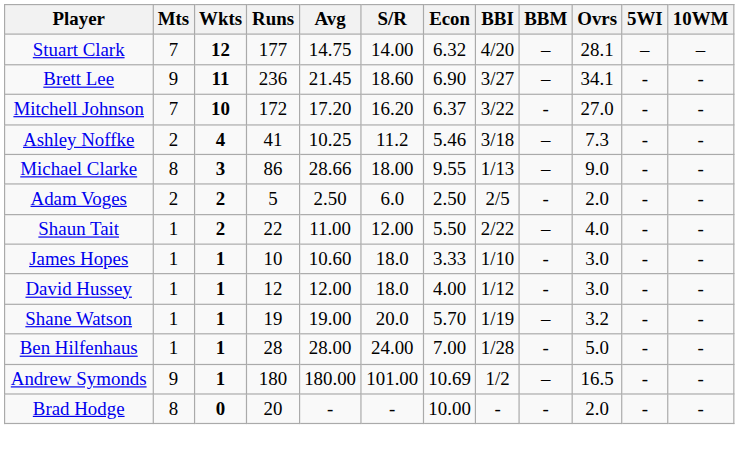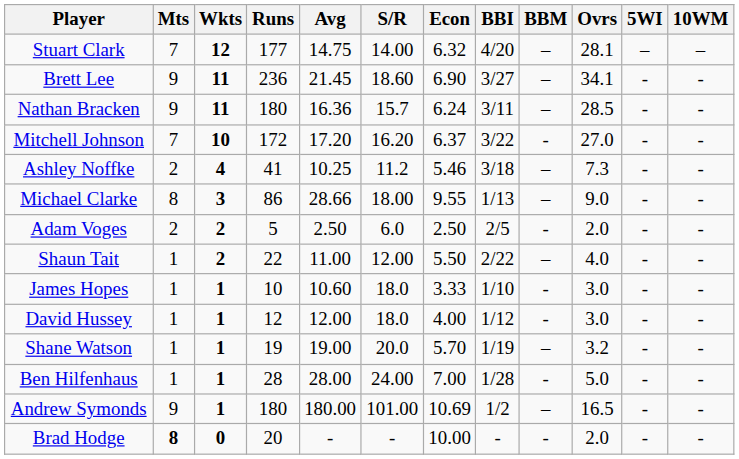+ row: (79, 109)
(173, 408) normal -> (173, 438) bold
